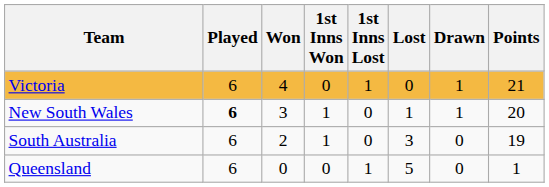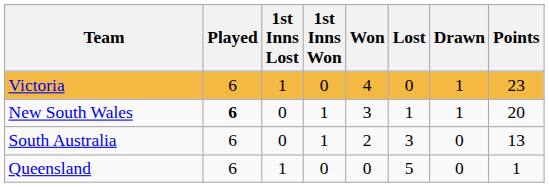columns swapped: (283, 37) <-> (368, 37)
(516, 85) 21 -> (516, 85) 23
(516, 140) 19 -> (516, 140) 13
